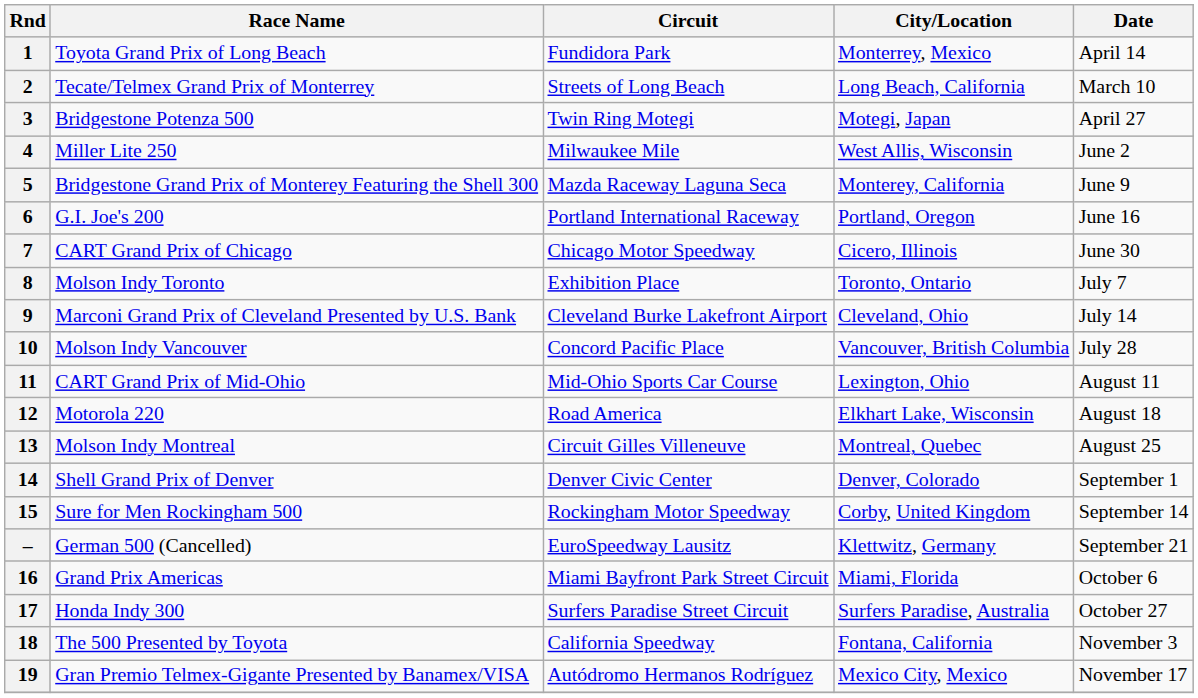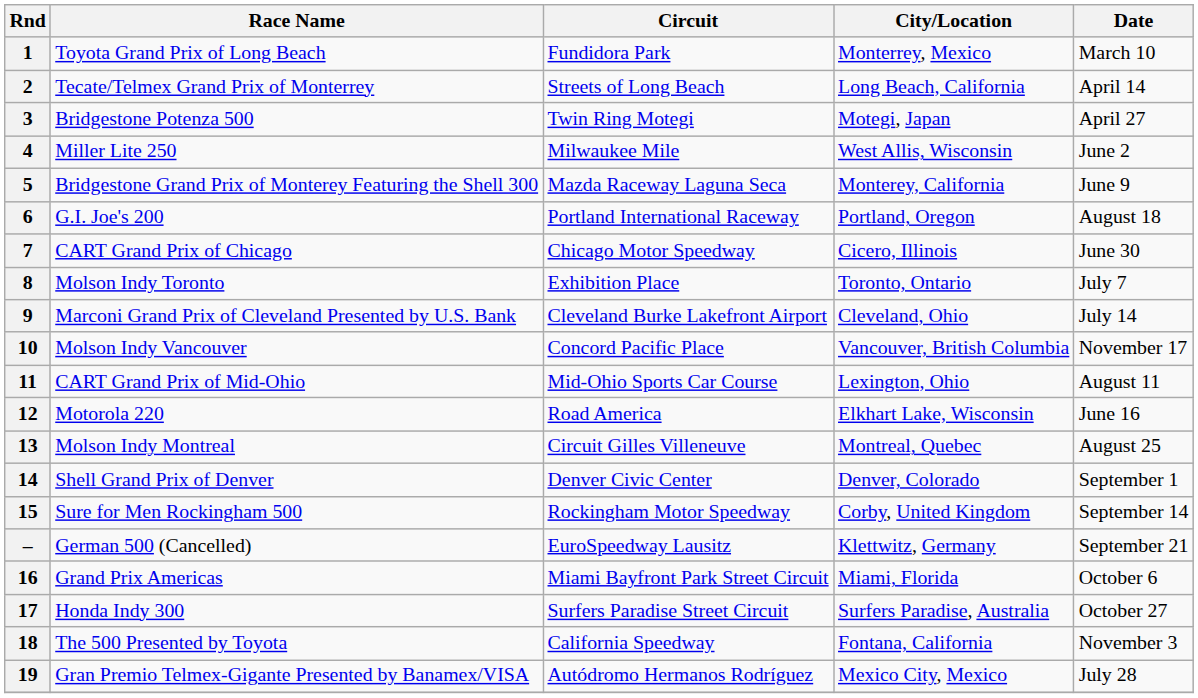(1112, 53) April 14 -> (1117, 53) March 10
(1117, 85) March 10 -> (1112, 85) April 14
(1109, 217) June 16 -> (1120, 217) August 18
(1108, 348) July 28 -> (1133, 348) November 17
(1120, 413) August 18 -> (1109, 413) June 16
(1133, 675) November 17 -> (1108, 675) July 28
